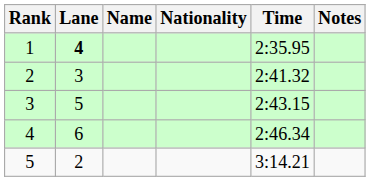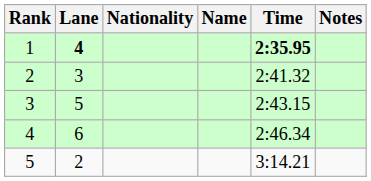columns swapped: (129, 18) <-> (204, 18)
(282, 47) normal -> (283, 47) bold
